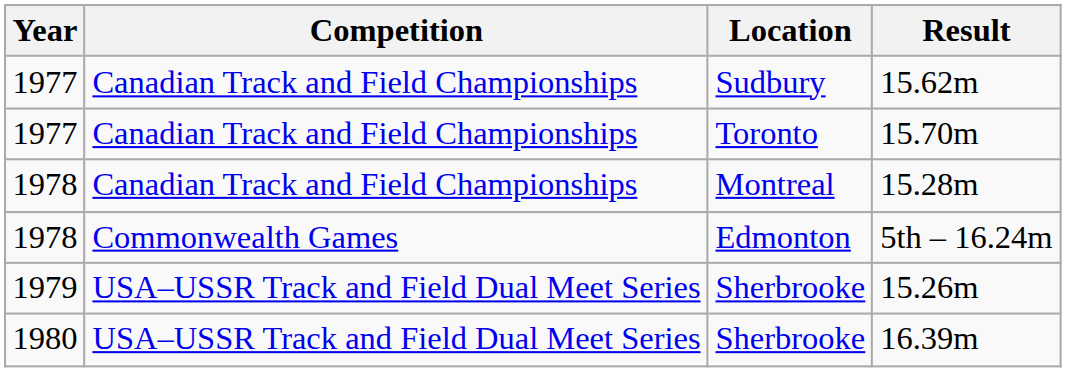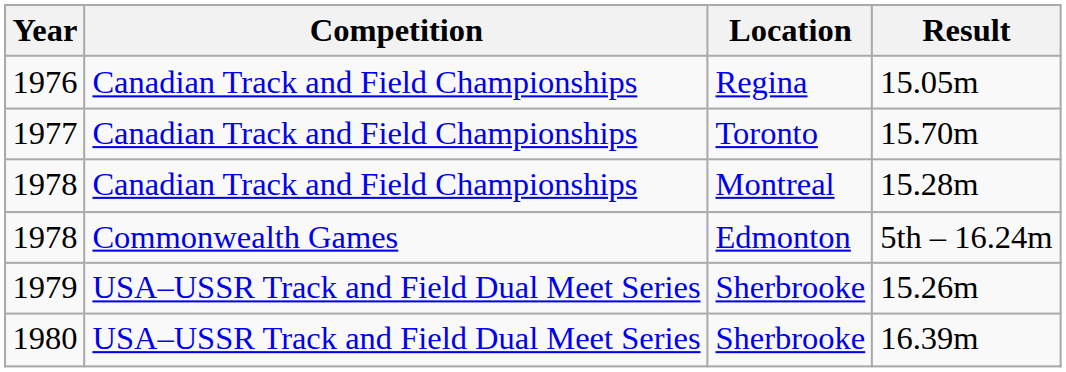+ row: (929, 81)
- row: (929, 81)
